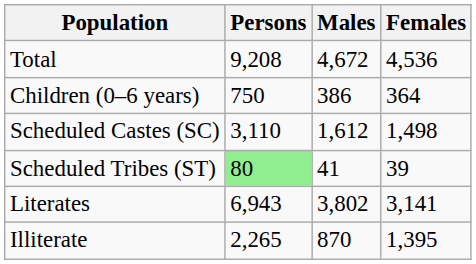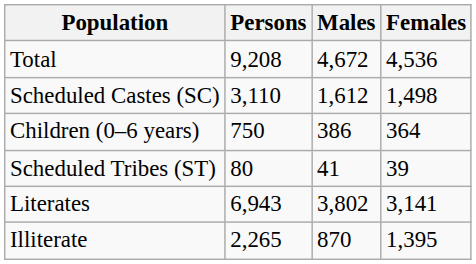rows swapped: (105, 95) <-> (115, 131)
(242, 167) lightgreen background -> (242, 167) no background
